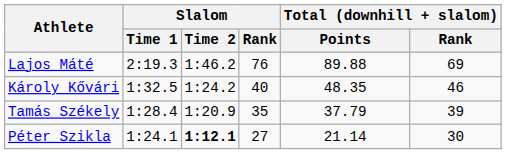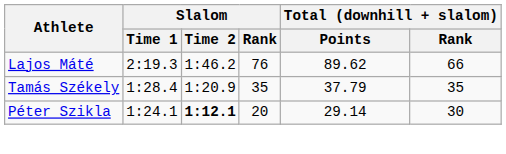(345, 64) 89.88 -> (345, 64) 89.62
(456, 64) 69 -> (456, 64) 66
- row: (64, 88)
(456, 112) 39 -> (456, 88) 35
(260, 136) 27 -> (260, 112) 20
(345, 136) 21.14 -> (345, 112) 29.14
